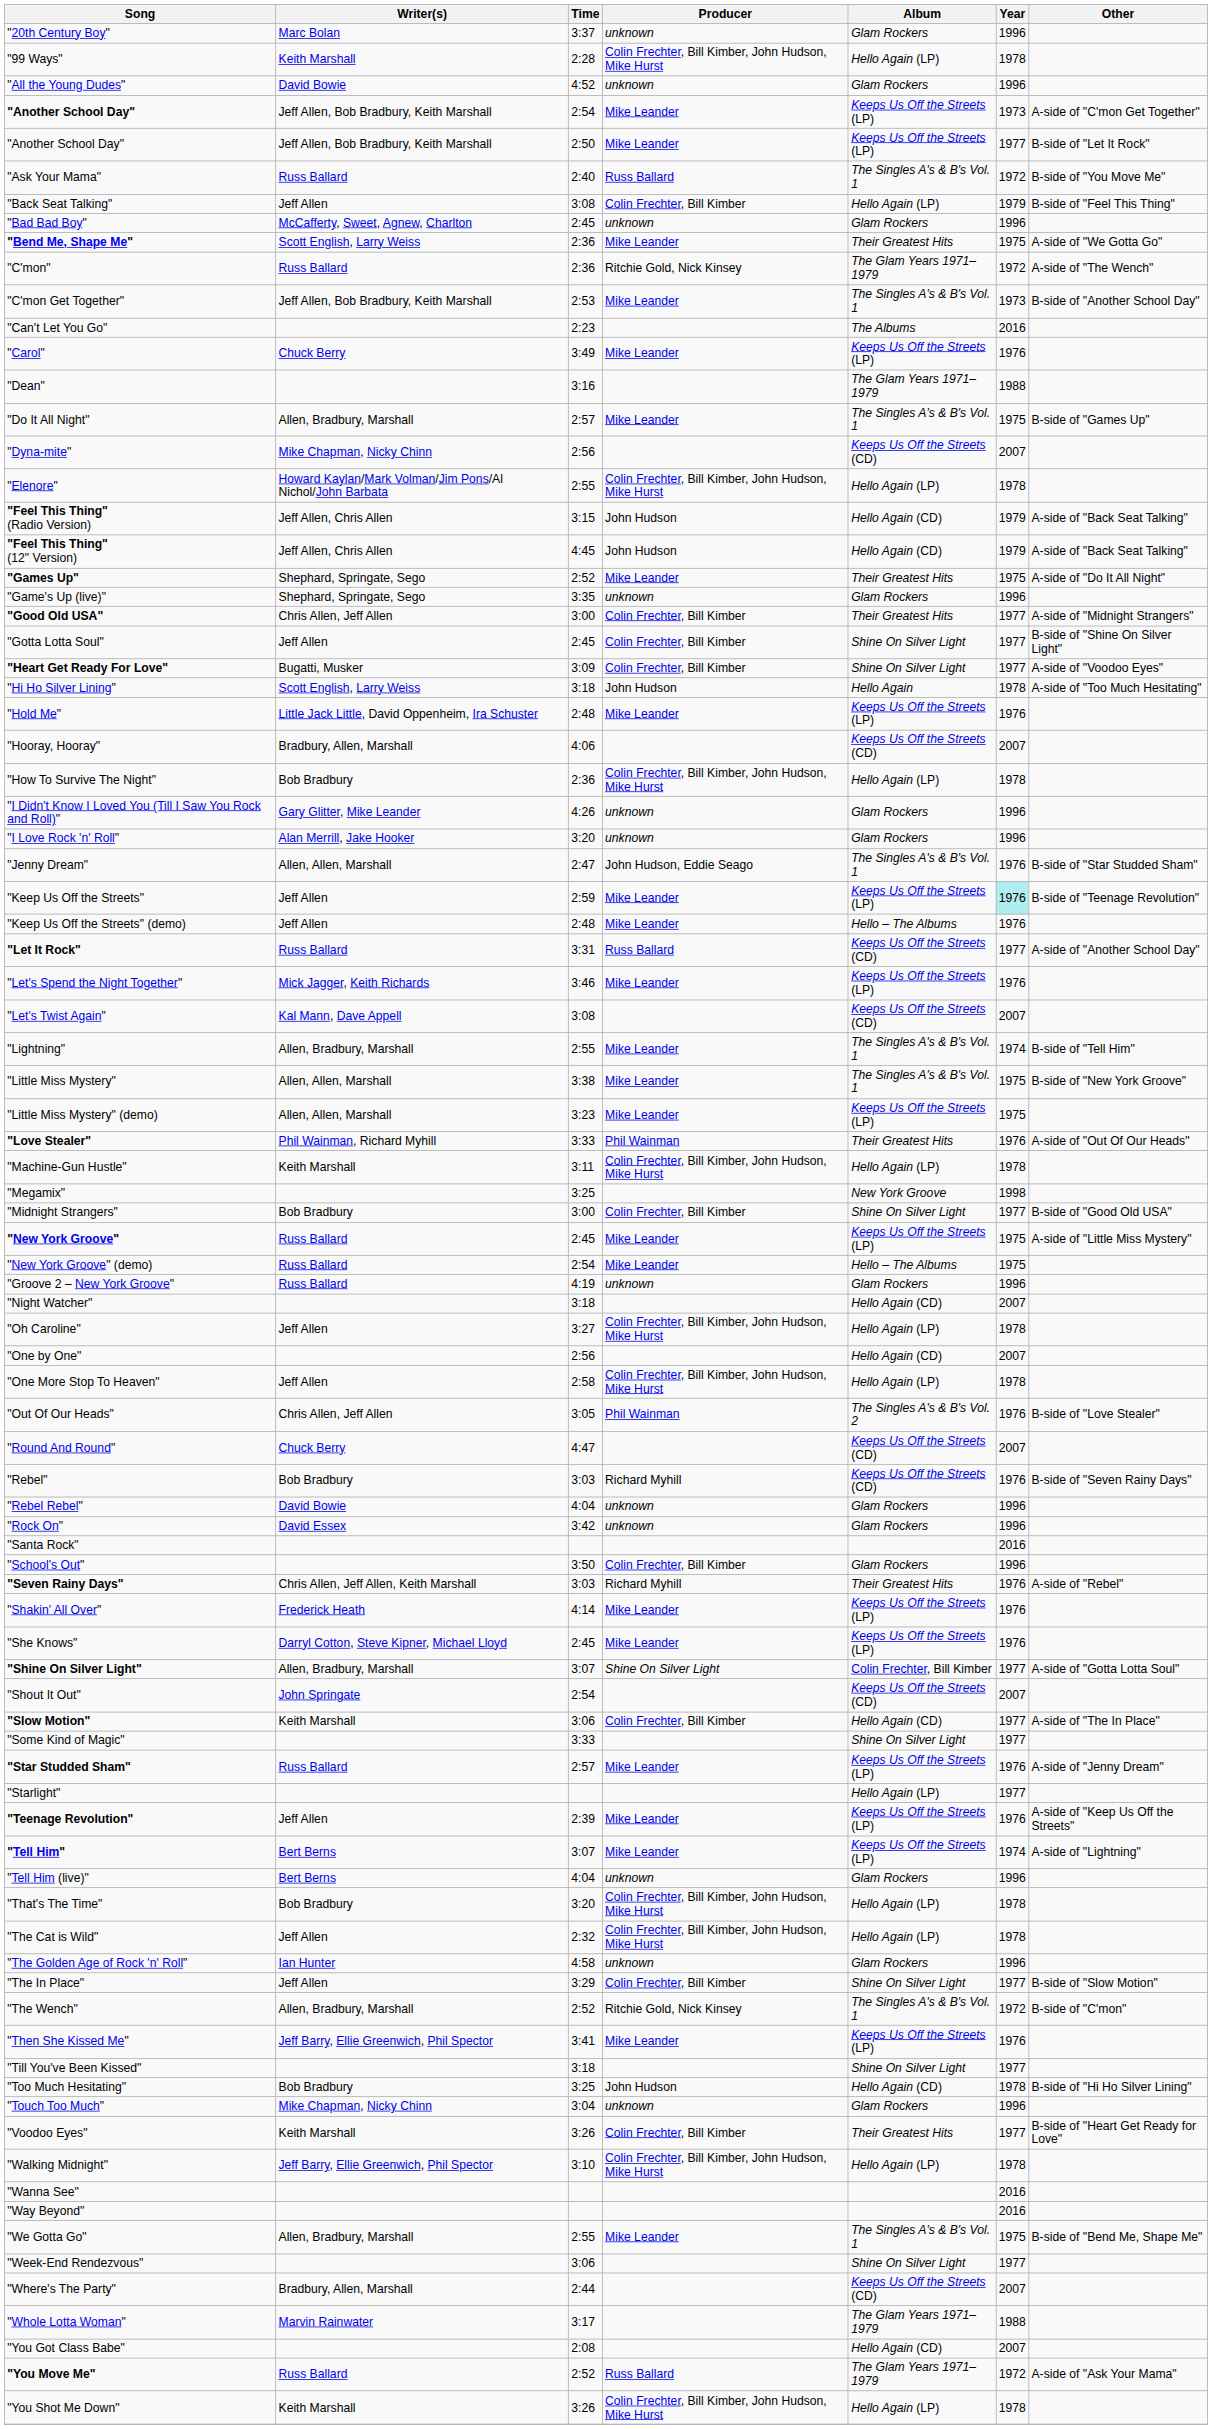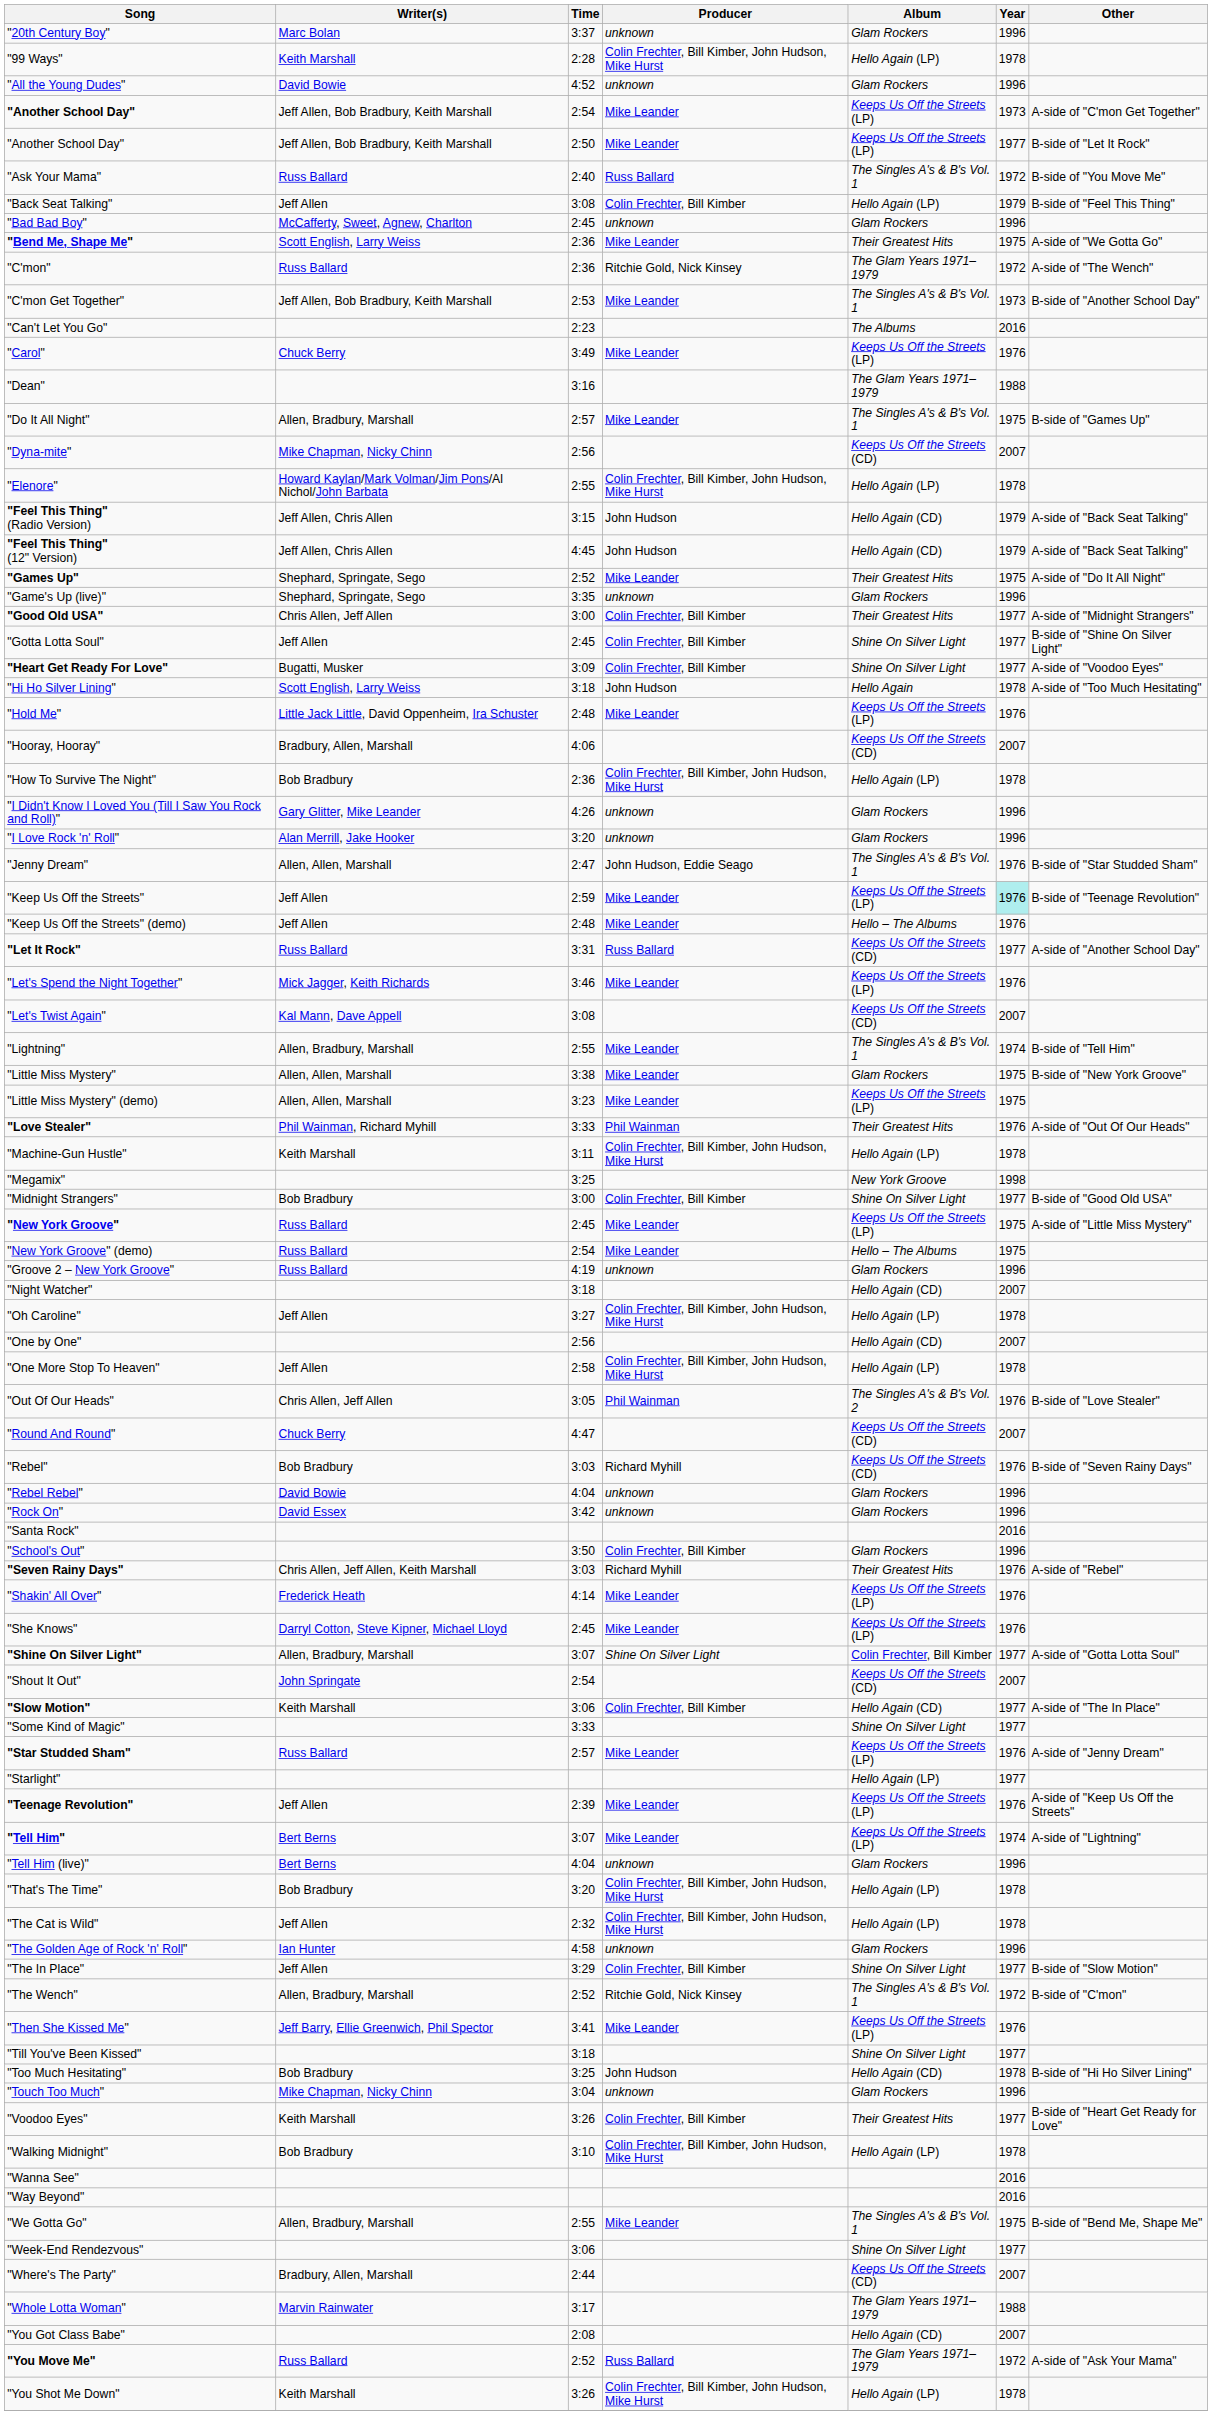(921, 1082) The Singles A's & B's Vol. 1 -> (890, 1075) Glam Rockers
(386, 2165) Jeff Barry, Ellie Greenwich, Phil Spector -> (316, 2152) Bob Bradbury
